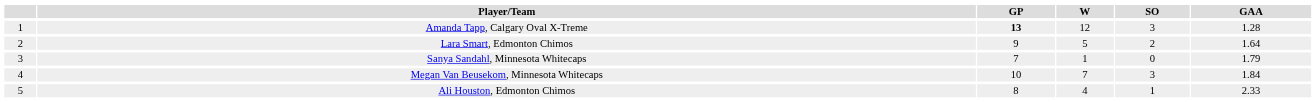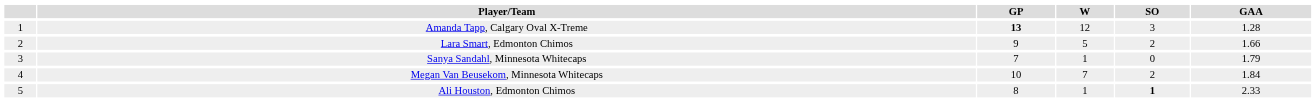(1251, 43) 1.64 -> (1251, 43) 1.66
(1152, 75) 3 -> (1152, 75) 2
(1085, 90) 4 -> (1085, 90) 1
(1152, 90) normal -> (1152, 90) bold
